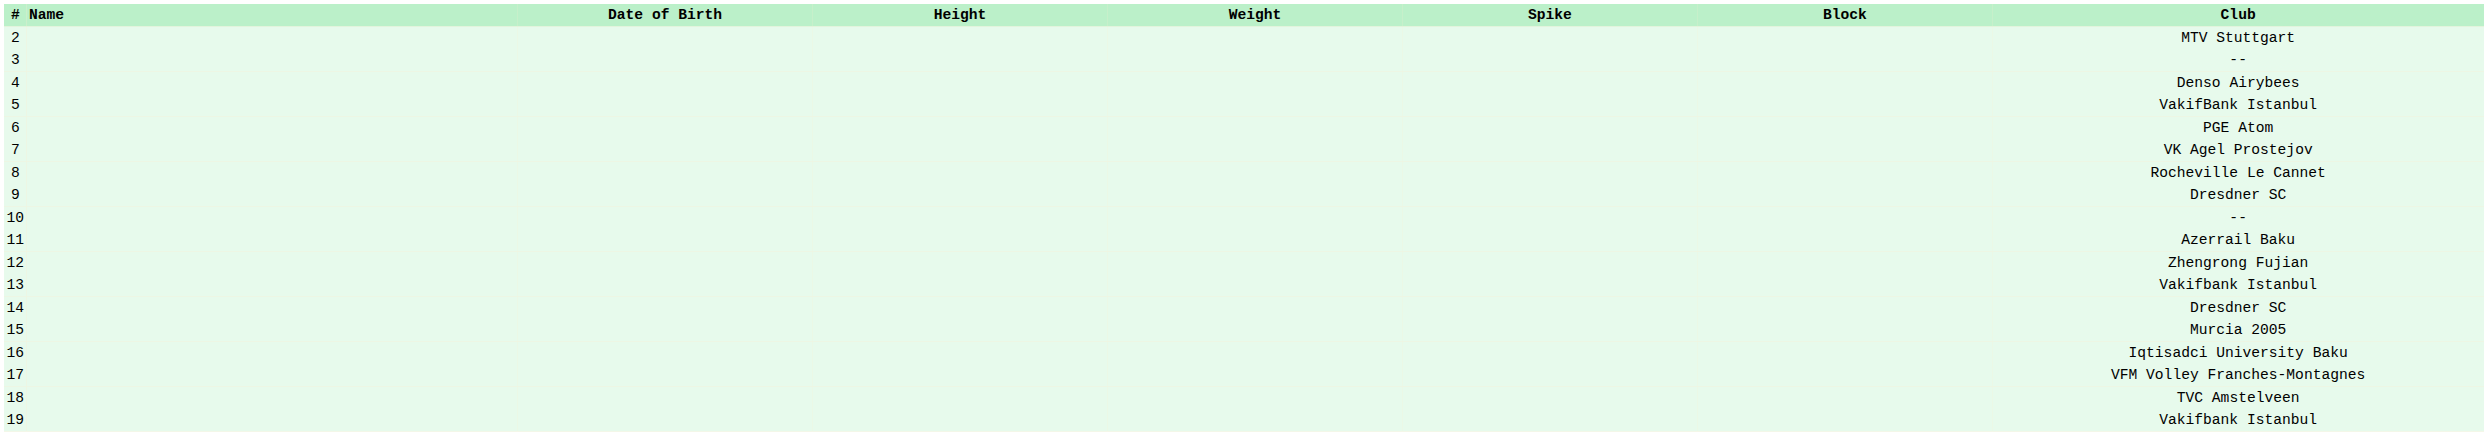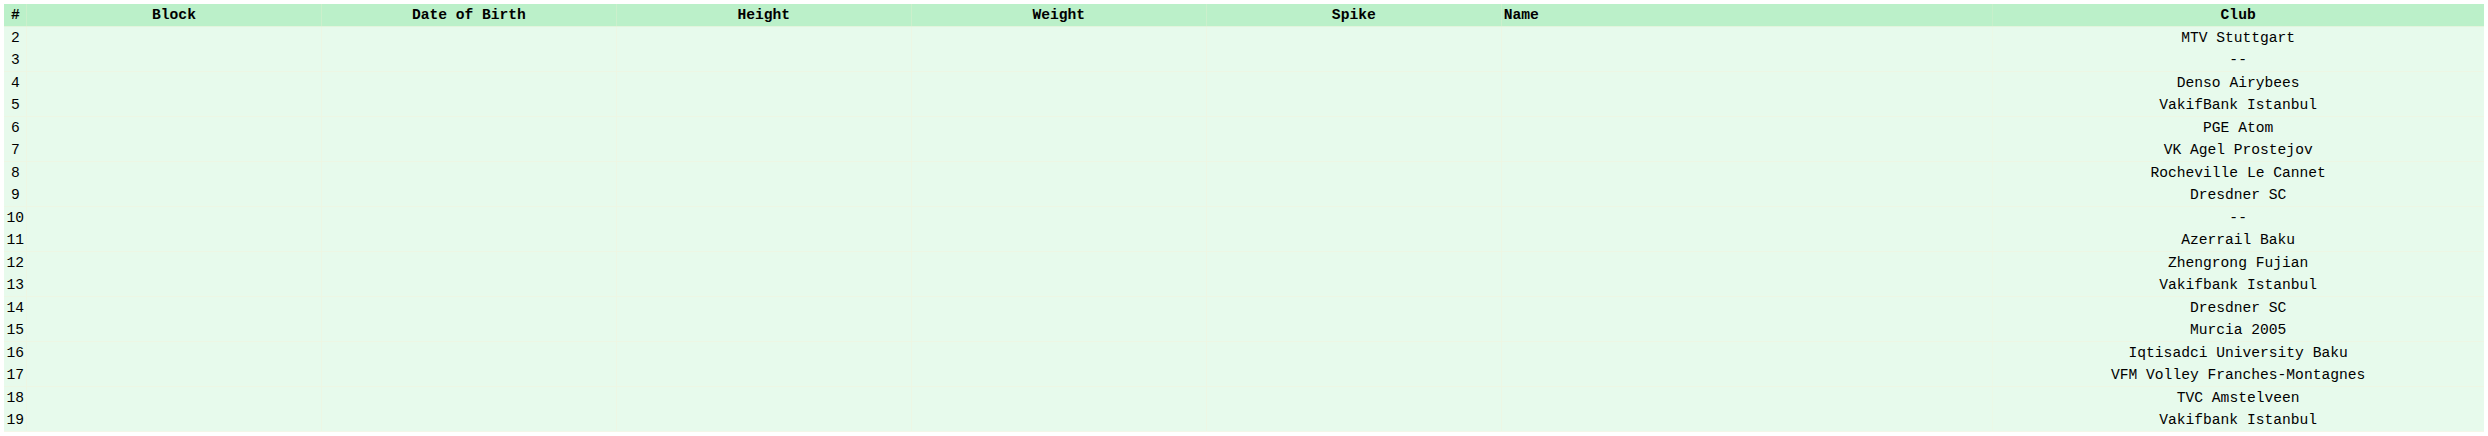columns swapped: (47, 15) <-> (1845, 15)
